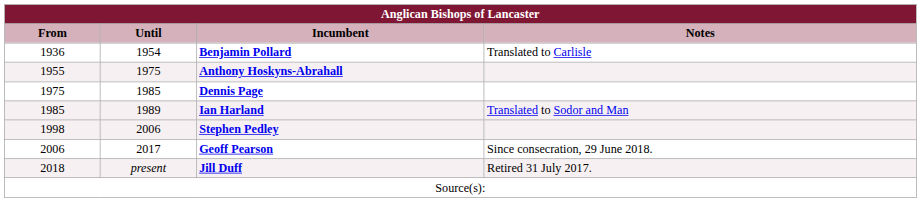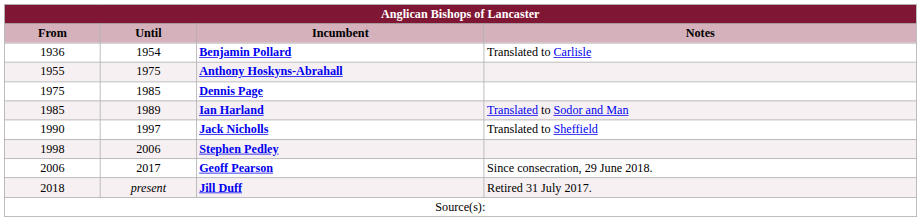+ row: (234, 129)
